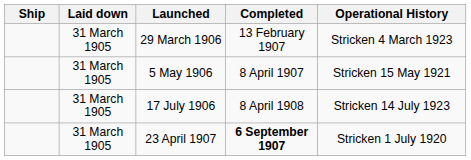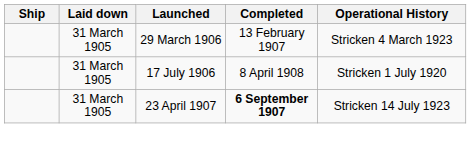- row: (181, 73)
(392, 106) Stricken 14 July 1923 -> (392, 73) Stricken 1 July 1920
(392, 139) Stricken 1 July 1920 -> (392, 106) Stricken 14 July 1923
